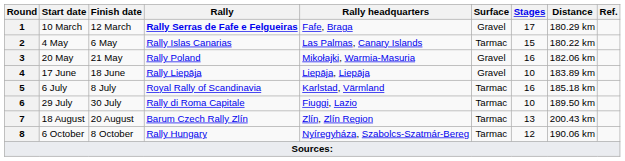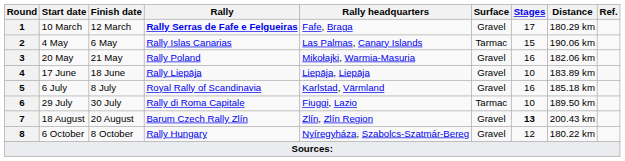(572, 42) 180.22 km -> (572, 42) 190.06 km
(491, 88) Tarmac -> (491, 88) Gravel
(491, 118) Tarmac -> (491, 118) Gravel
(529, 118) normal -> (529, 118) bold
(491, 133) Tarmac -> (491, 133) Gravel
(572, 133) 190.06 km -> (572, 133) 180.22 km
